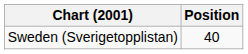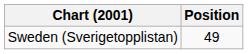(212, 37) 40 -> (212, 37) 49
